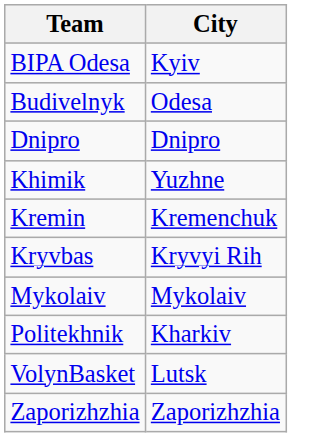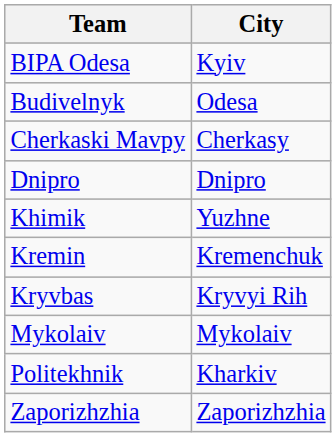+ row: (98, 140)
- row: (73, 373)
